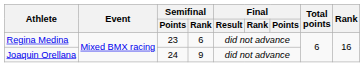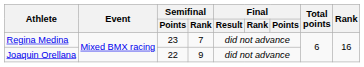(201, 40) 6 -> (201, 40) 7
(173, 55) 24 -> (173, 55) 22
